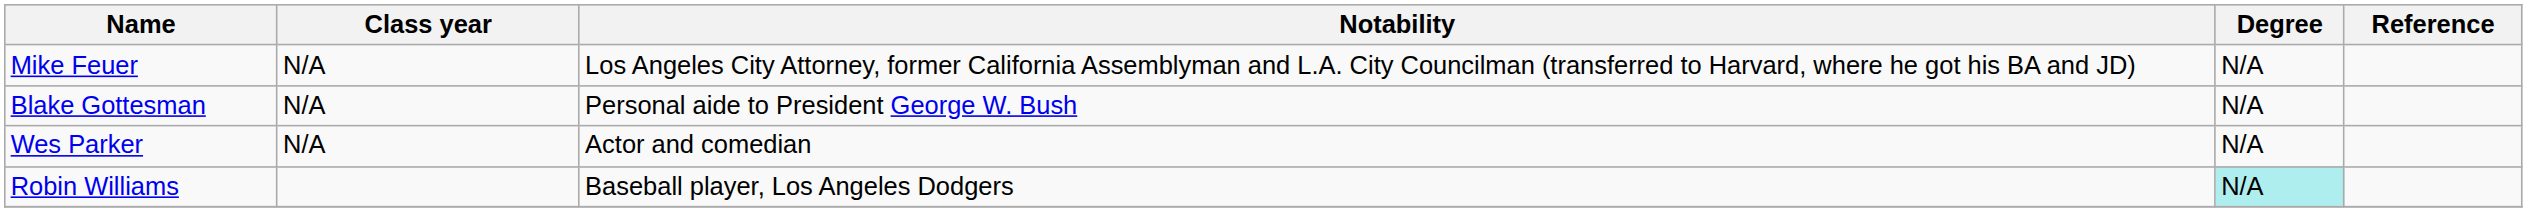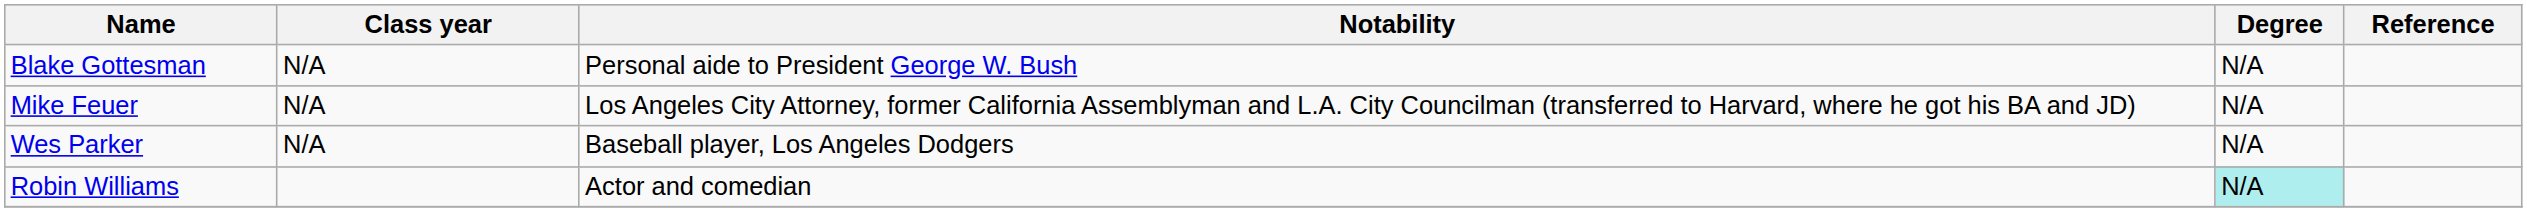rows swapped: (74, 65) <-> (108, 105)
(698, 145) Actor and comedian -> (799, 145) Baseball player, Los Angeles Dodgers
(799, 186) Baseball player, Los Angeles Dodgers -> (698, 186) Actor and comedian
